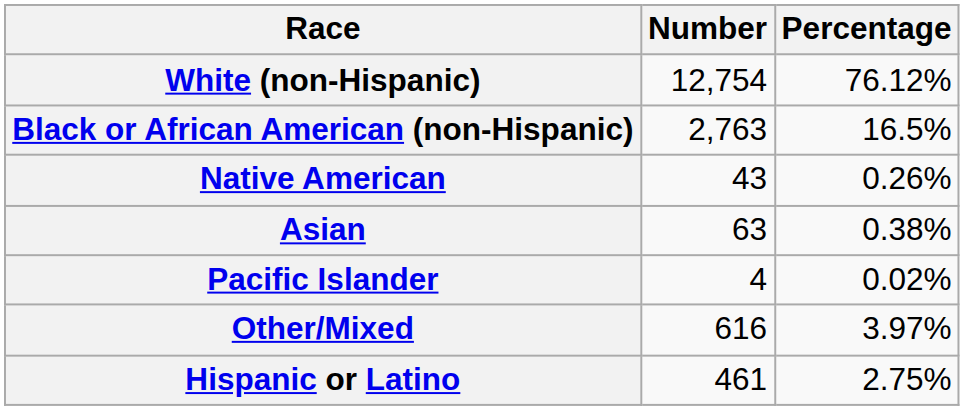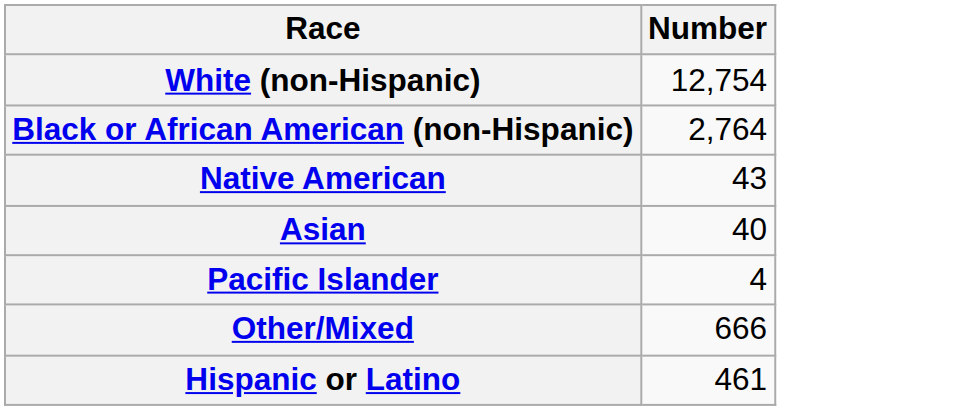- column: (867, 29)
(728, 129) 2,763 -> (728, 129) 2,764
(750, 229) 63 -> (750, 229) 40
(741, 329) 616 -> (741, 329) 666
